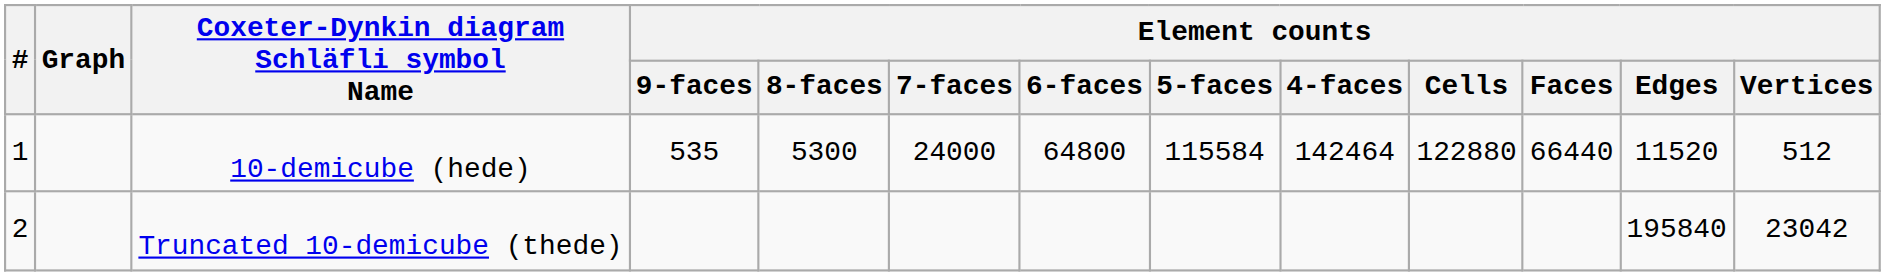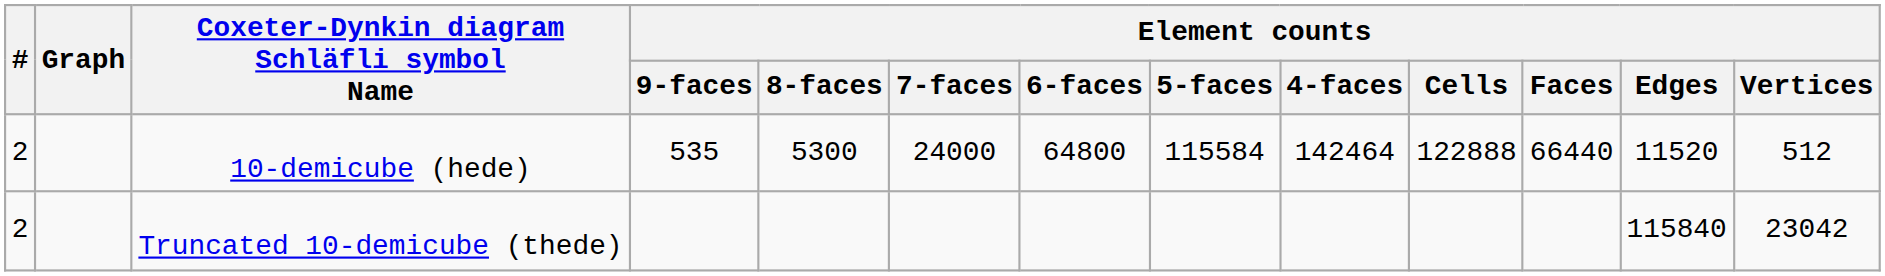(20, 153) 1 -> (20, 153) 2
(1467, 153) 122880 -> (1467, 153) 122888
(1677, 231) 195840 -> (1677, 231) 115840
